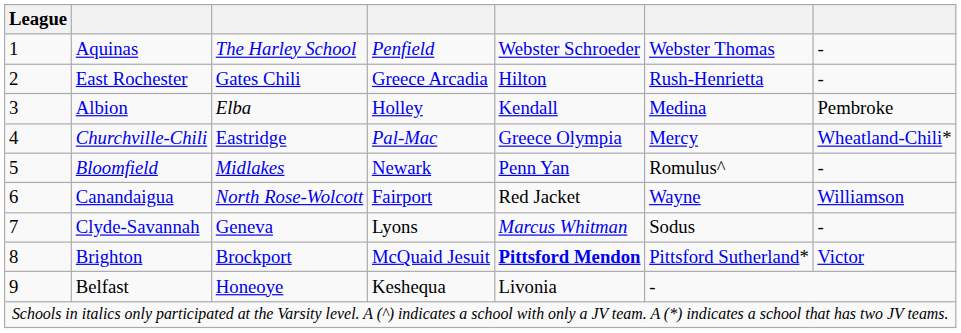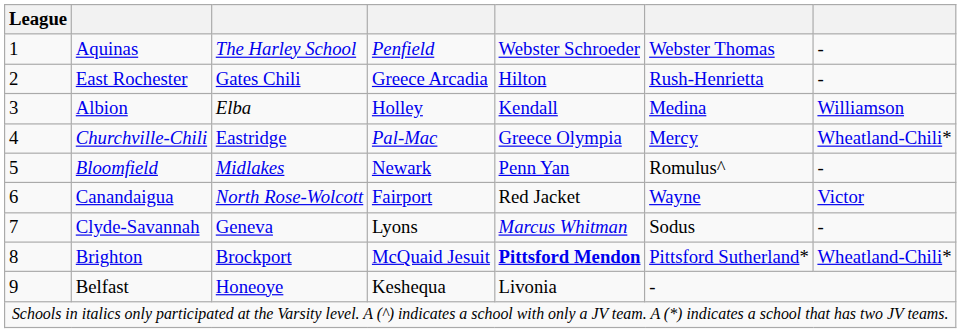(855, 108) Pembroke -> (861, 108) Williamson
(861, 197) Williamson -> (841, 197) Victor
(841, 256) Victor -> (884, 256) Wheatland-Chili*
